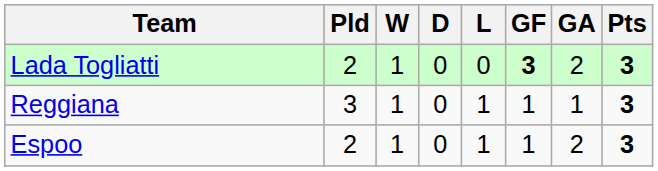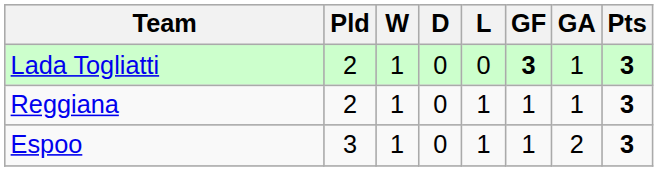(577, 64) 2 -> (577, 64) 1
(350, 104) 3 -> (350, 104) 2
(350, 144) 2 -> (350, 144) 3
